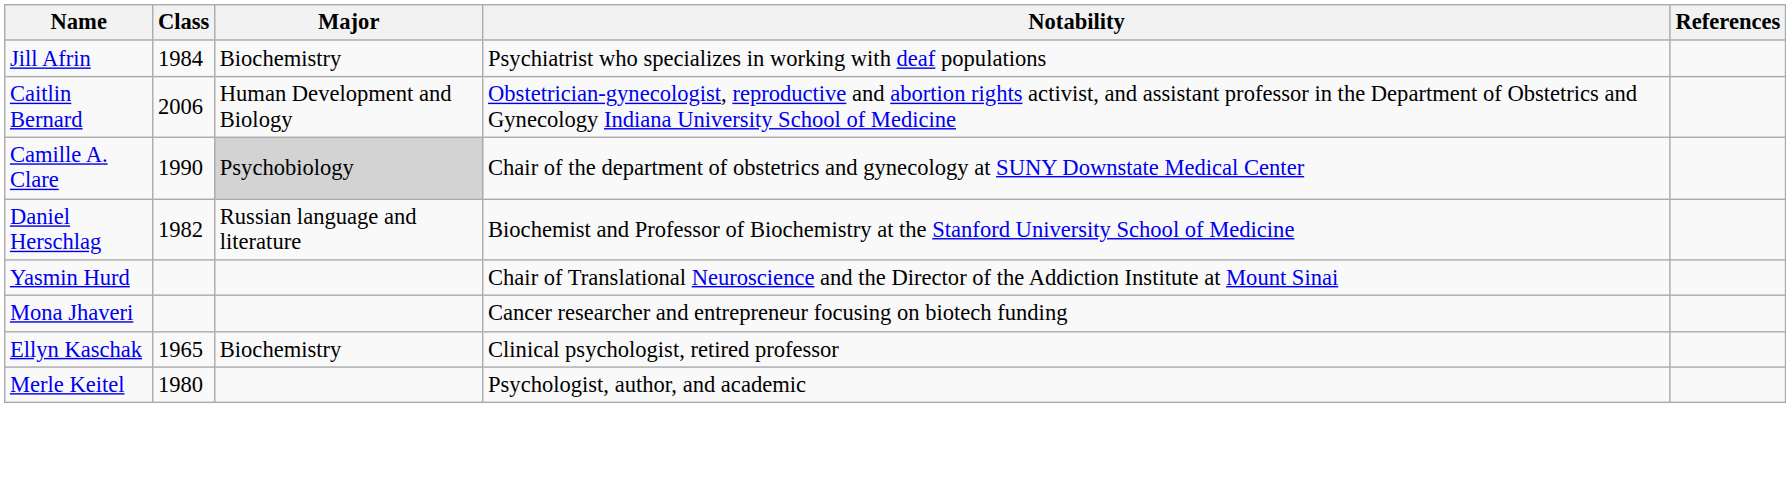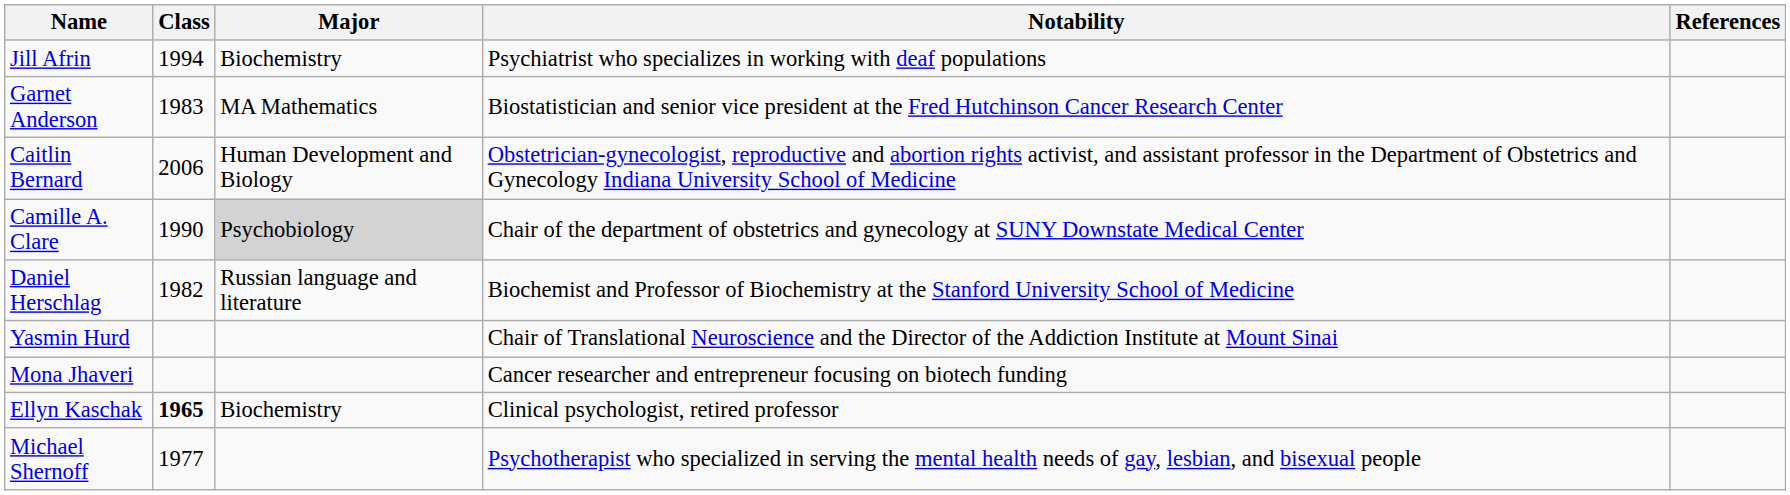(181, 58) 1984 -> (181, 58) 1994
+ row: (54, 106)
(181, 348) normal -> (181, 410) bold
- row: (67, 384)
+ row: (49, 458)
